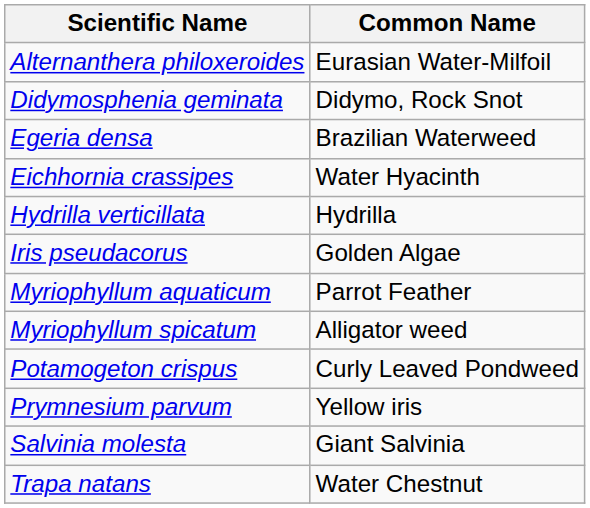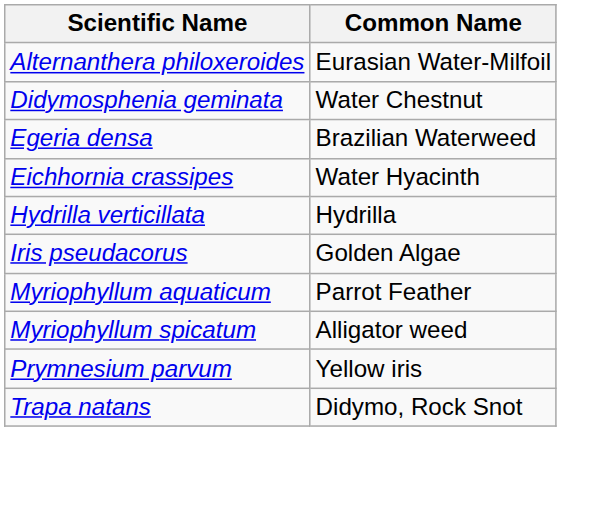(419, 100) Didymo, Rock Snot -> (399, 100) Water Chestnut
- row: (124, 368)
- row: (98, 445)
(399, 483) Water Chestnut -> (419, 406) Didymo, Rock Snot
